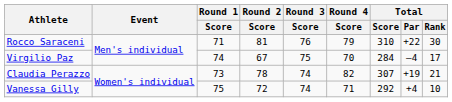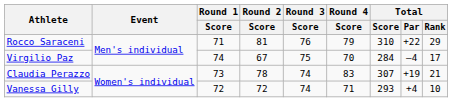(435, 42) 30 -> (435, 42) 29
(349, 73) 82 -> (349, 73) 83
(218, 89) 75 -> (218, 89) 72
(386, 89) 292 -> (386, 89) 293
